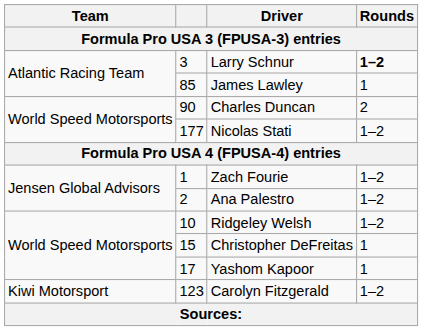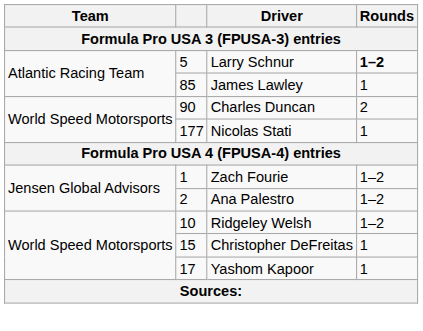(184, 61) 3 -> (184, 61) 5
(372, 130) 1–2 -> (364, 130) 1
- row: (270, 291)
